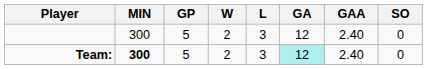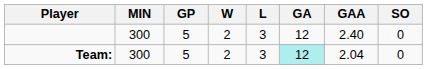(140, 54) bold -> (140, 54) normal
(351, 54) 2.40 -> (351, 54) 2.04
